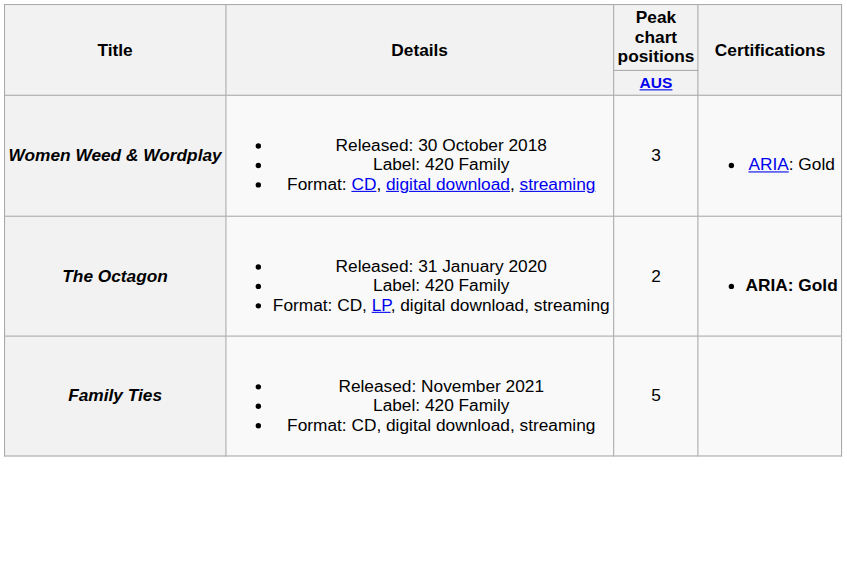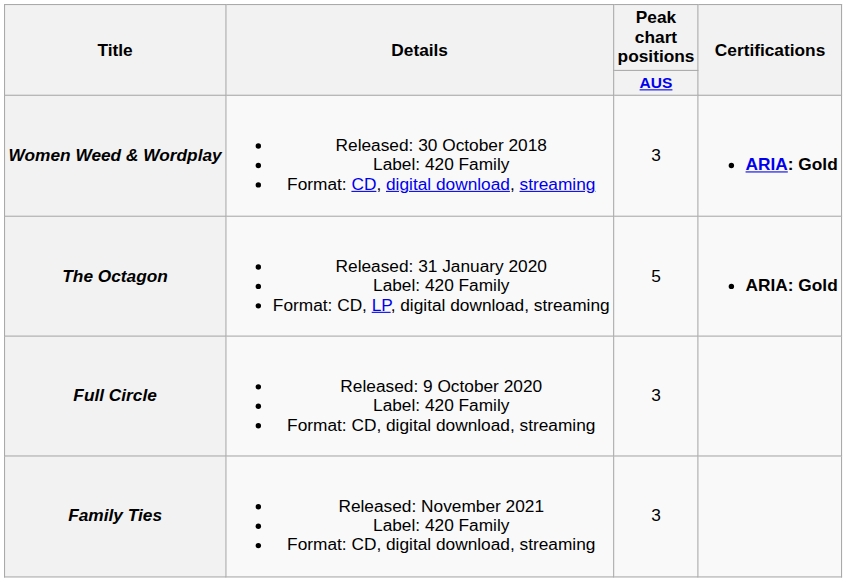(770, 165) normal -> (770, 165) bold
(656, 275) 2 -> (656, 275) 5
+ row: (115, 396)
(656, 396) 5 -> (656, 516) 3
